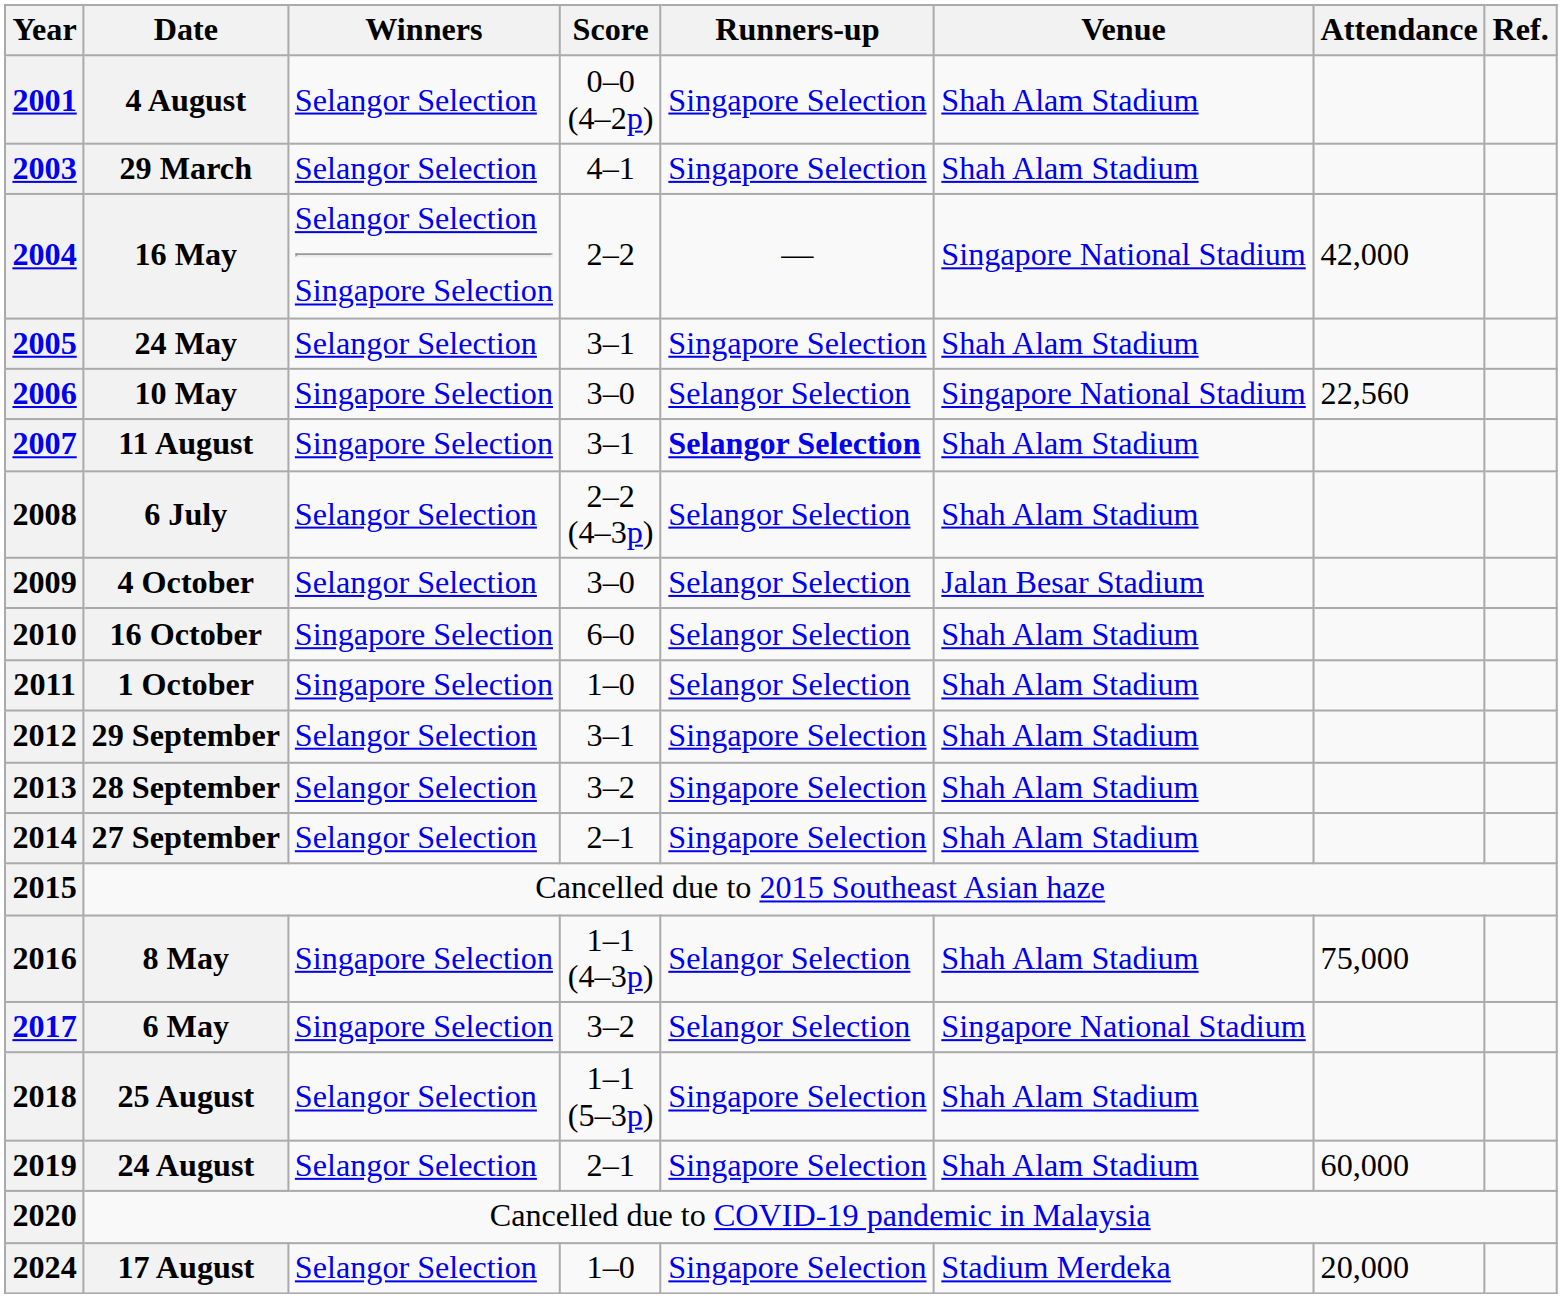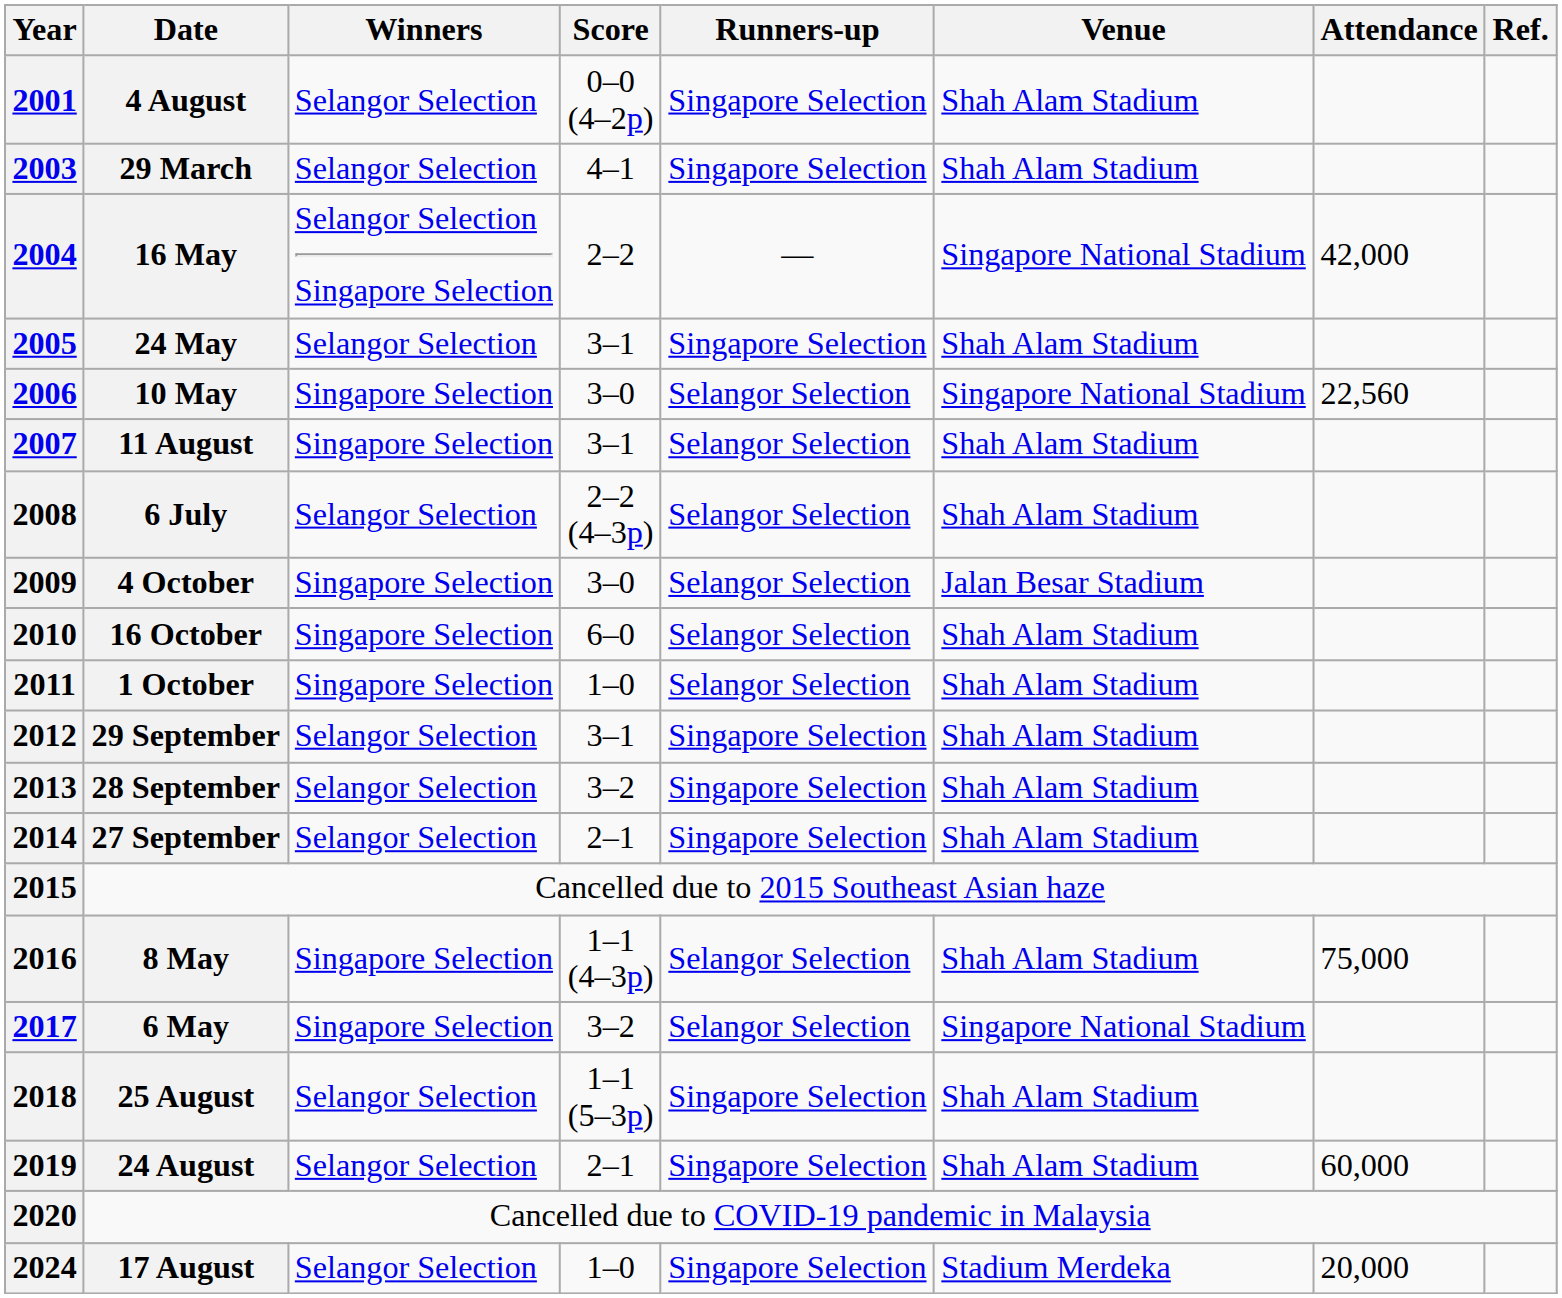(794, 444) bold -> (789, 444) normal
(416, 582) Selangor Selection -> (424, 582) Singapore Selection
